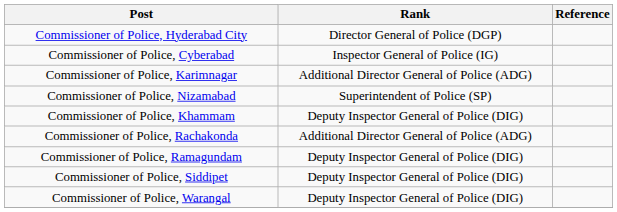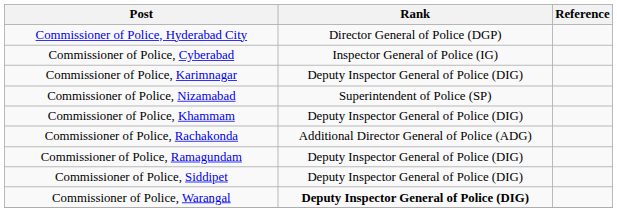(415, 75) Additional Director General of Police (ADG) -> (415, 75) Deputy Inspector General of Police (DIG)
(415, 197) normal -> (415, 197) bold
